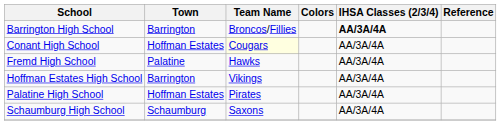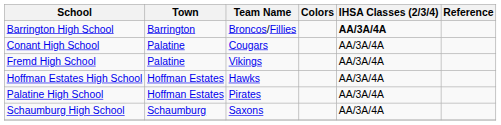(186, 45) Hoffman Estates -> (166, 45) Palatine
(248, 45) lightyellow background -> (248, 45) no background
(244, 62) Hawks -> (245, 62) Vikings
(171, 78) Barrington -> (186, 78) Hoffman Estates
(245, 78) Vikings -> (244, 78) Hawks
